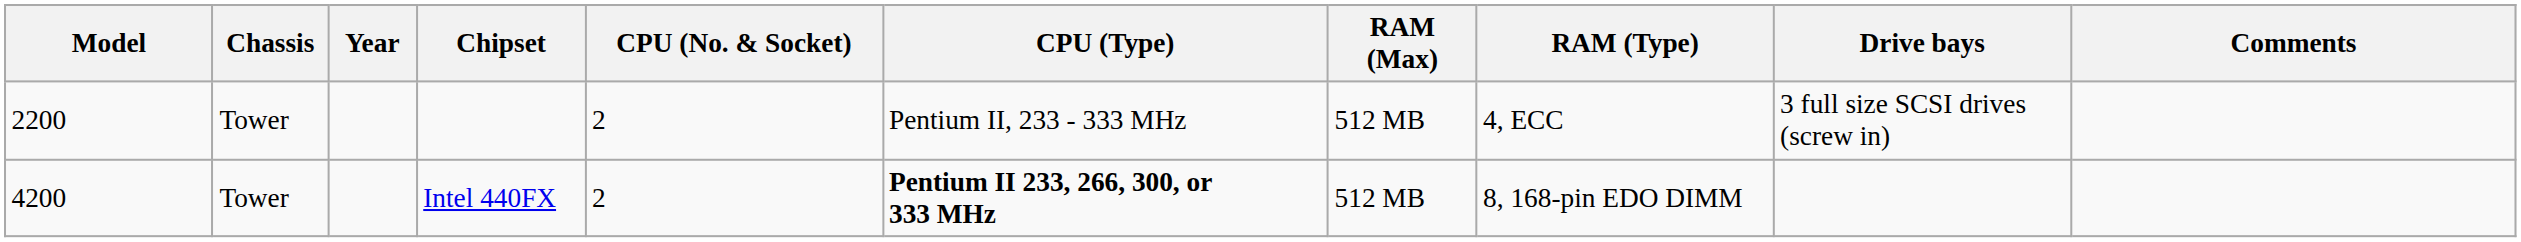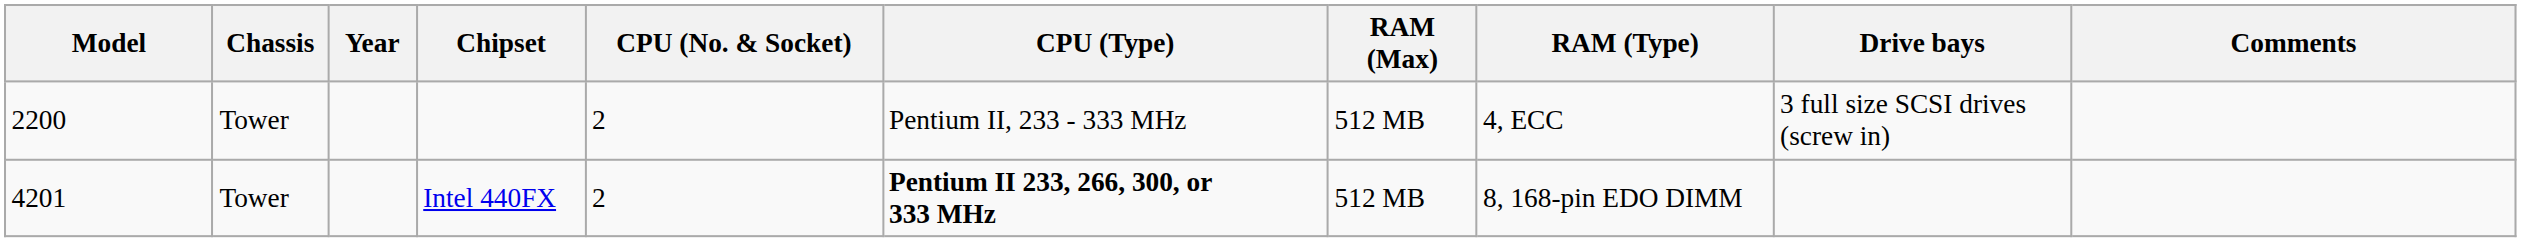(39, 197) 4200 -> (39, 197) 4201
